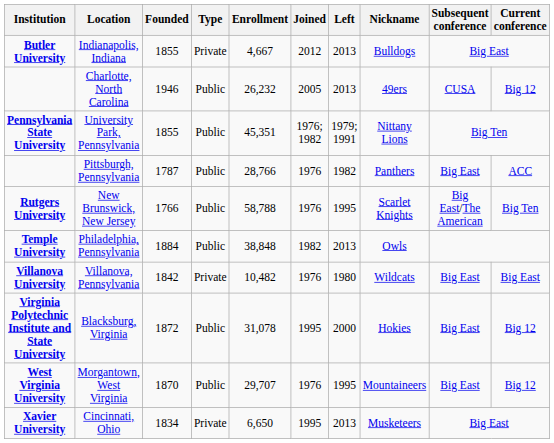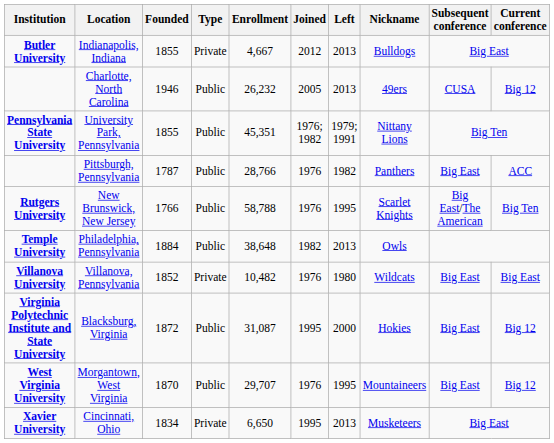(260, 246) 38,848 -> (260, 246) 38,648
(167, 277) 1842 -> (167, 277) 1852
(260, 328) 31,078 -> (260, 328) 31,087
